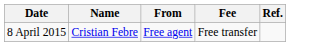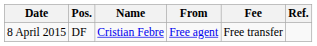+ column: (82, 13)
